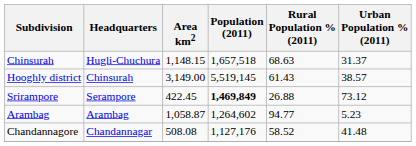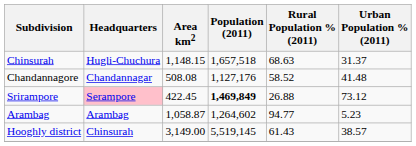rows swapped: (43, 132) <-> (44, 78)
(111, 96) no background -> (111, 96) pink background
